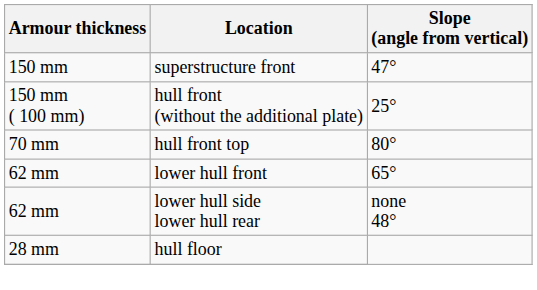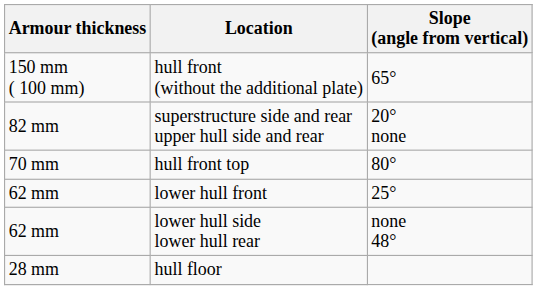- row: (225, 67)
(384, 105) 25° -> (384, 77) 65°
+ row: (253, 125)
(384, 172) 65° -> (384, 192) 25°
